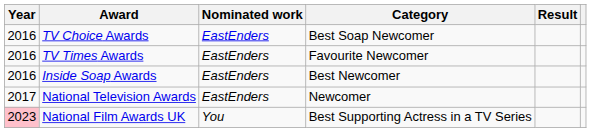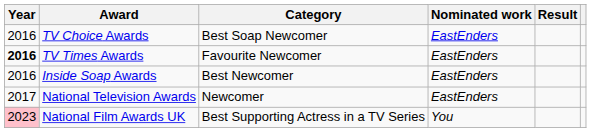columns swapped: (420, 14) <-> (252, 14)
(22, 55) normal -> (22, 55) bold
